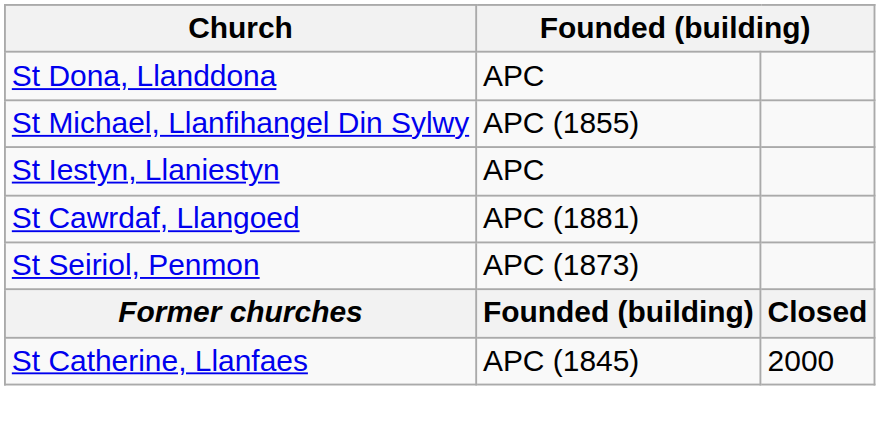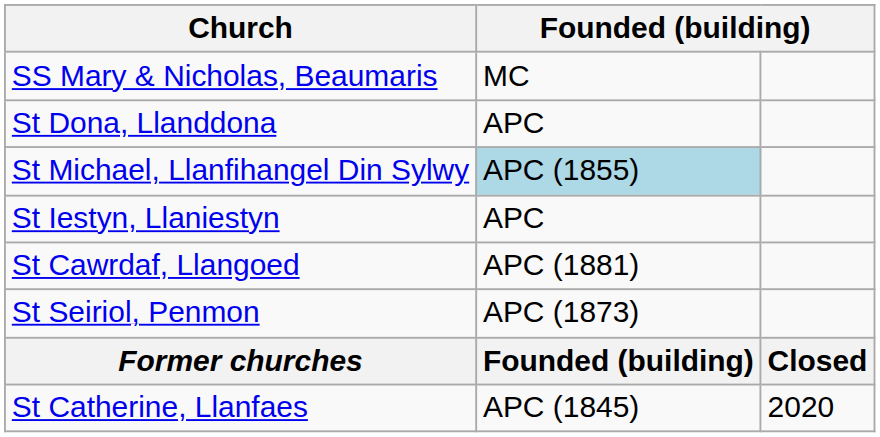+ row: (225, 75)
(561, 123) no background -> (561, 170) lightblue background
(801, 360) 2000 -> (801, 407) 2020
